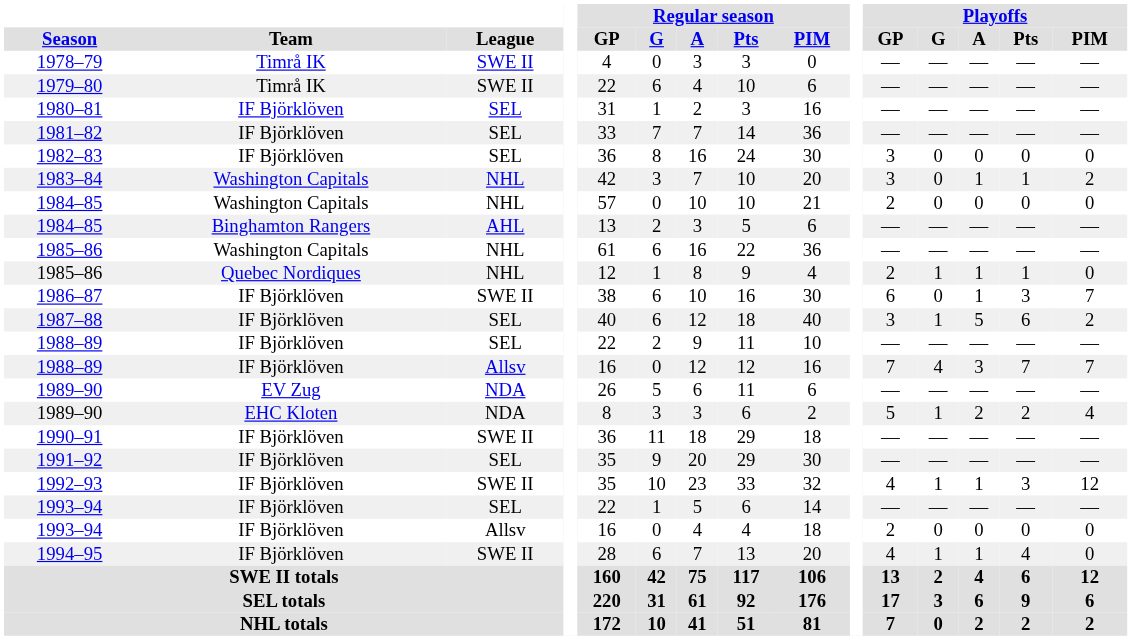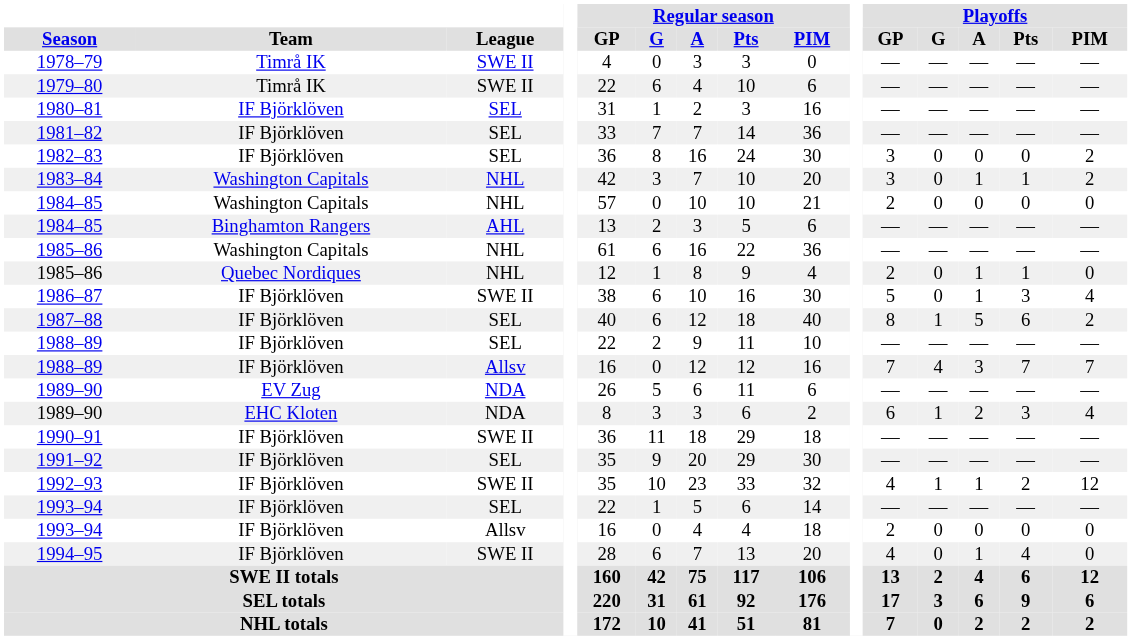(1090, 156) 0 -> (1090, 156) 2
(938, 273) 1 -> (938, 273) 0
(890, 296) 6 -> (890, 296) 5
(1090, 296) 7 -> (1090, 296) 4
(890, 319) 3 -> (890, 319) 8
(890, 413) 5 -> (890, 413) 6
(1026, 413) 2 -> (1026, 413) 3
(1026, 483) 3 -> (1026, 483) 2
(938, 553) 1 -> (938, 553) 0
